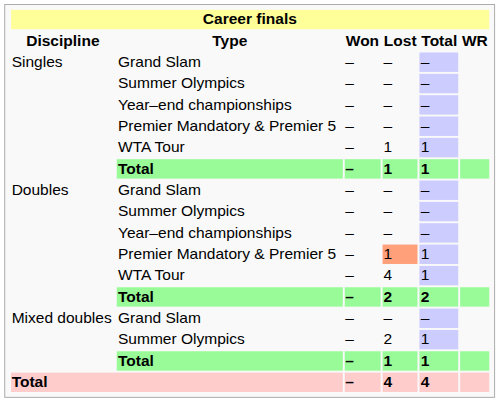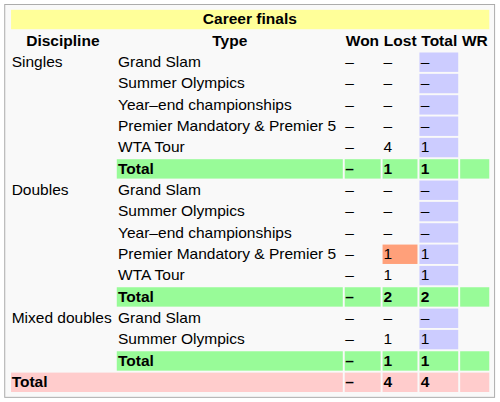(388, 147) 1 -> (388, 147) 4
(388, 275) 4 -> (388, 275) 1
(388, 339) 2 -> (388, 339) 1
